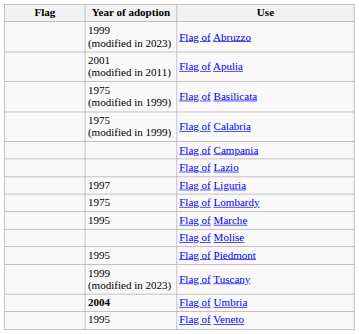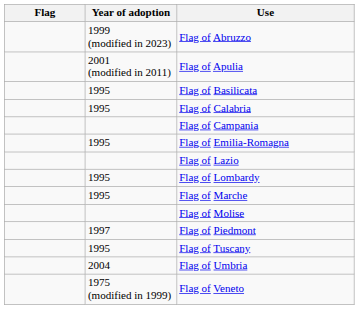(130, 96) 1975 (modified in 1999) -> (99, 90) 1995
(130, 126) 1975 (modified in 1999) -> (99, 108) 1995
+ row: (234, 143)
- row: (213, 185)
(99, 203) 1975 -> (99, 178) 1995
(99, 255) 1995 -> (99, 230) 1997
(130, 279) 1999 (modified in 2023) -> (99, 248) 1995
(99, 302) bold -> (99, 265) normal
(99, 320) 1995 -> (130, 289) 1975 (modified in 1999)
